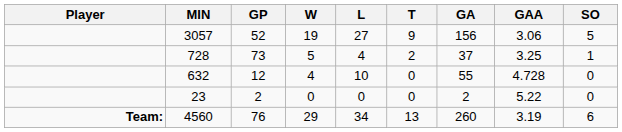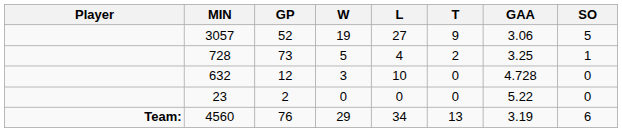- column: (466, 14)
(311, 76) 4 -> (343, 76) 3
